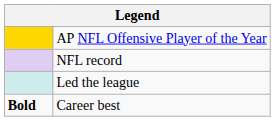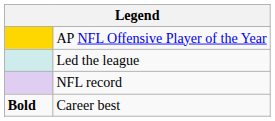rows swapped: (89, 60) <-> (98, 82)
